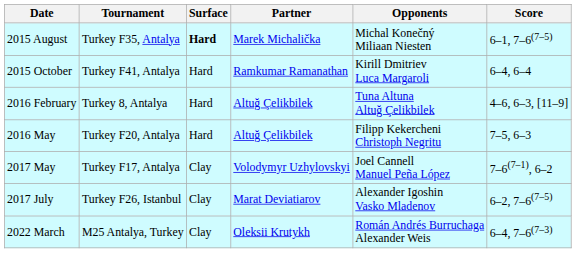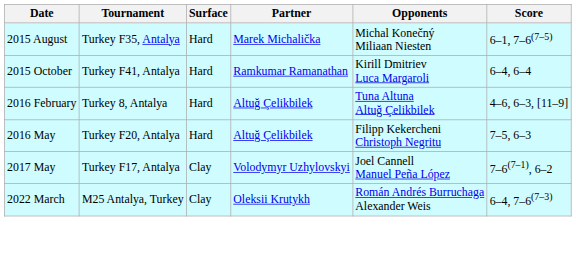(203, 39) bold -> (201, 39) normal
- row: (30, 199)
